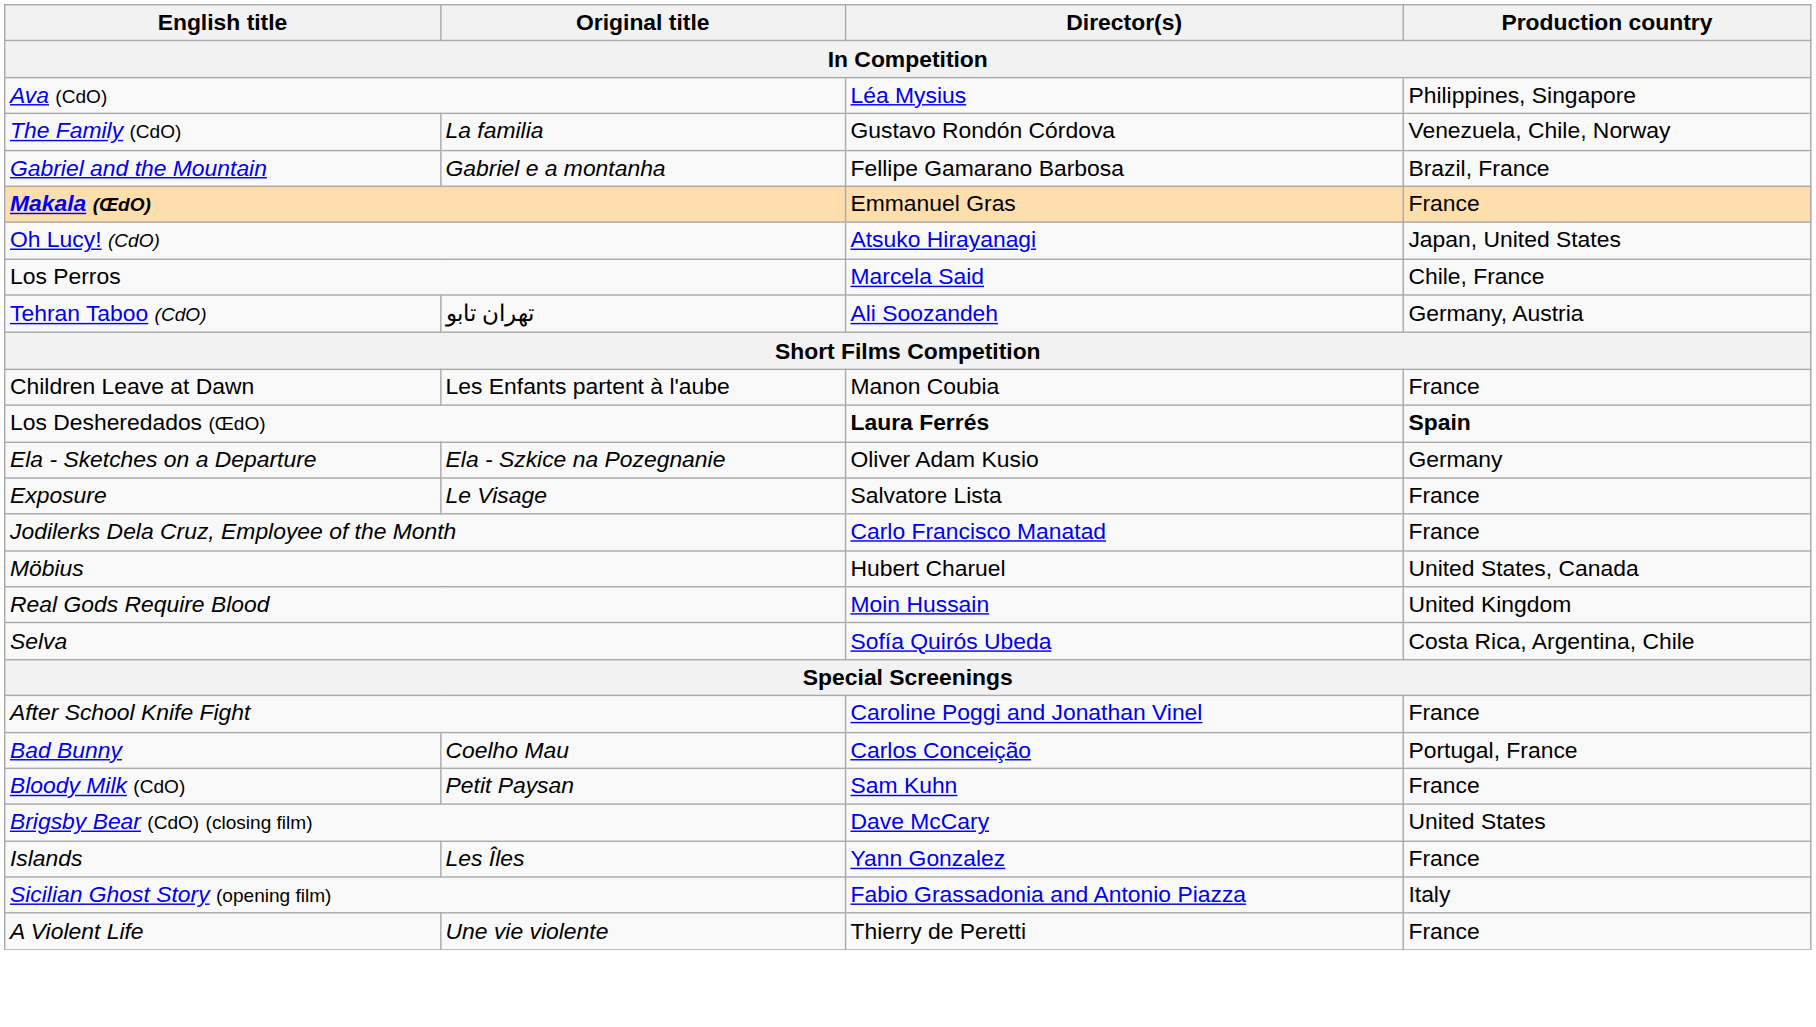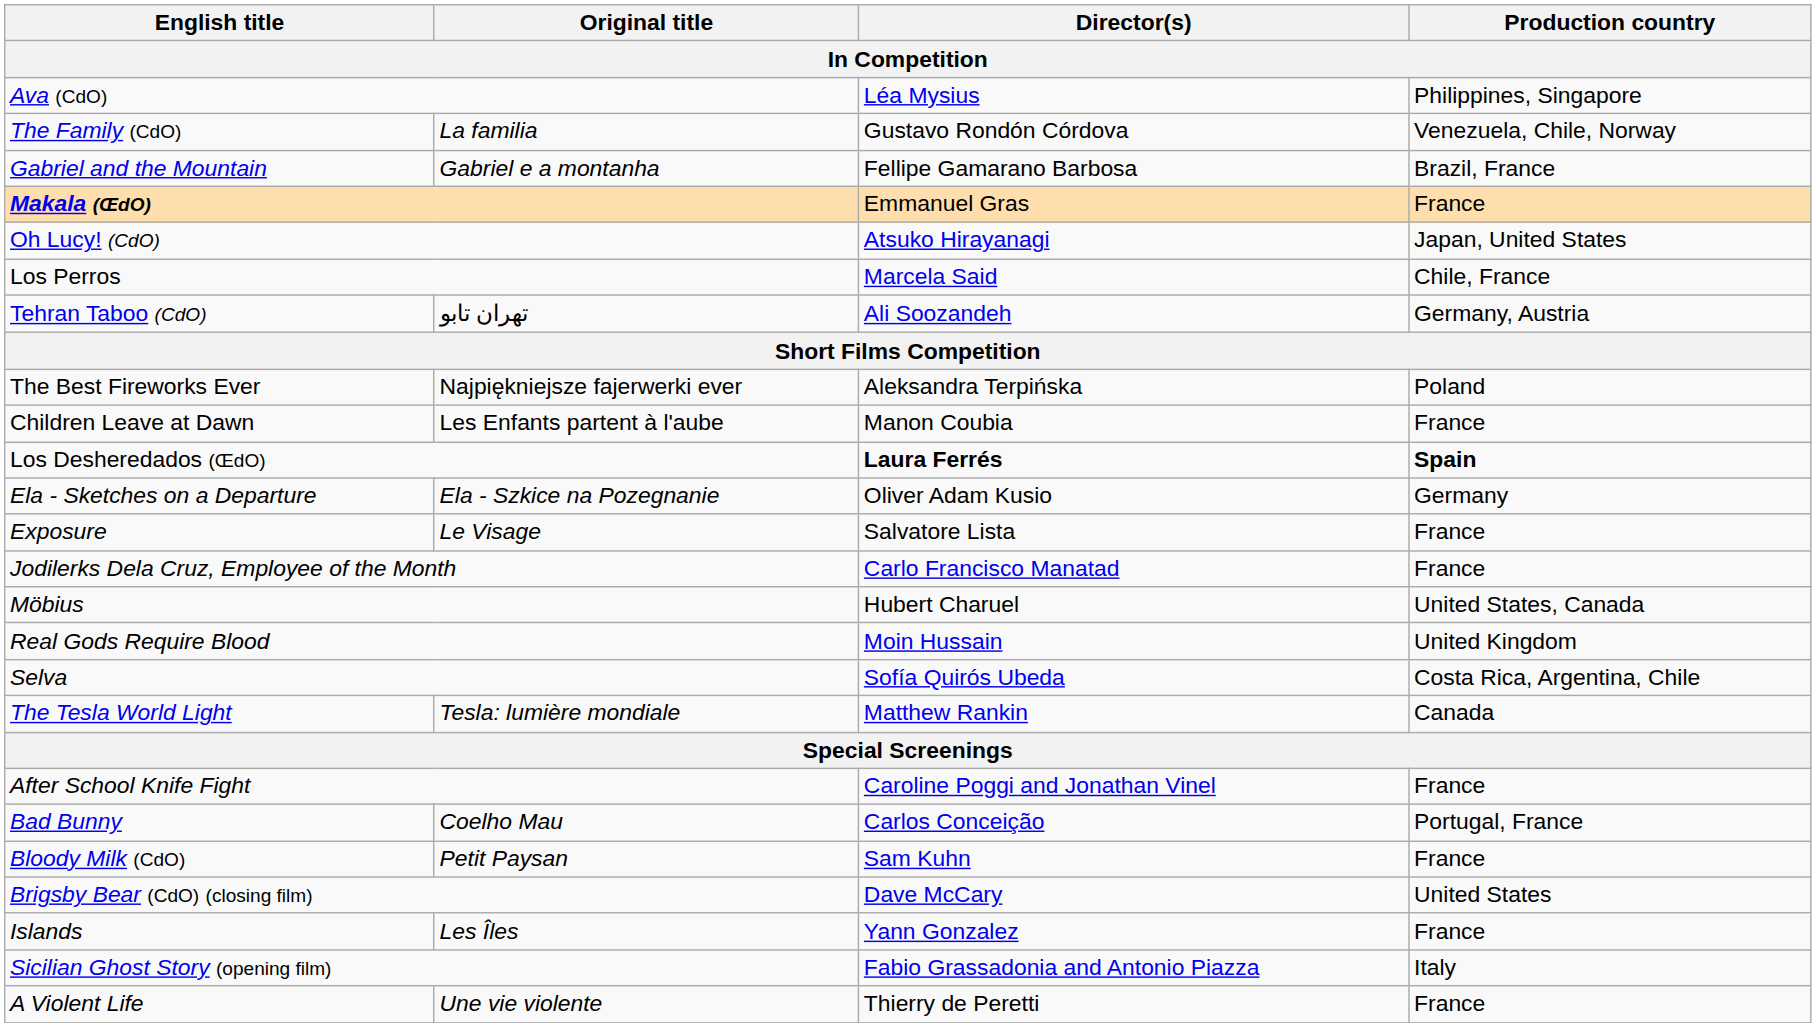+ row: (135, 386)
+ row: (121, 713)
